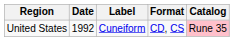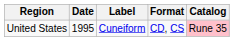(83, 28) 1992 -> (83, 28) 1995
